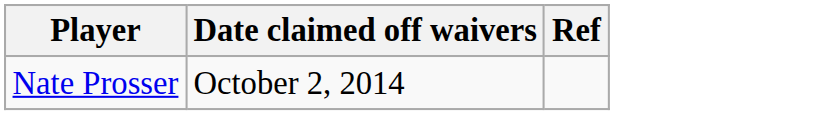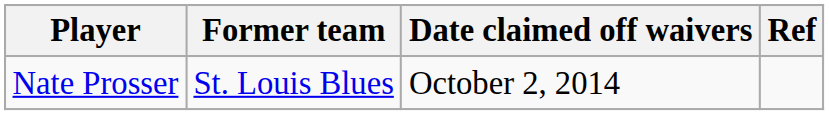+ column: (294, 30)
